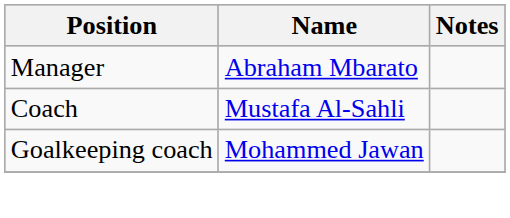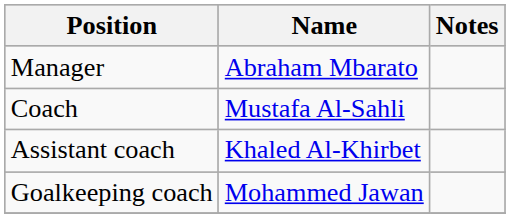+ row: (93, 150)
